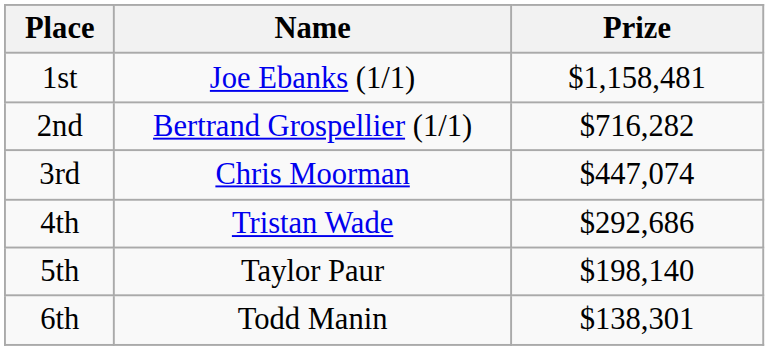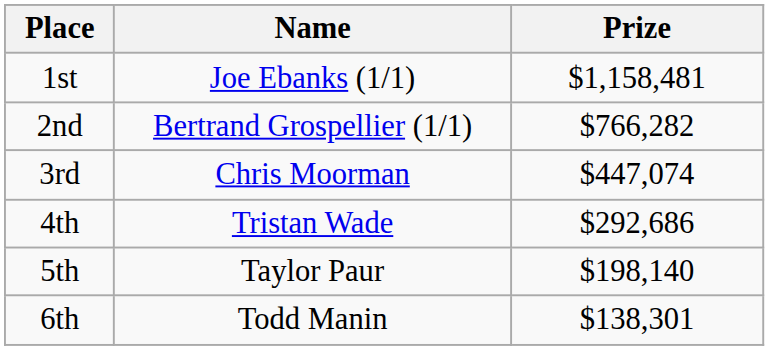(637, 125) $716,282 -> (637, 125) $766,282
